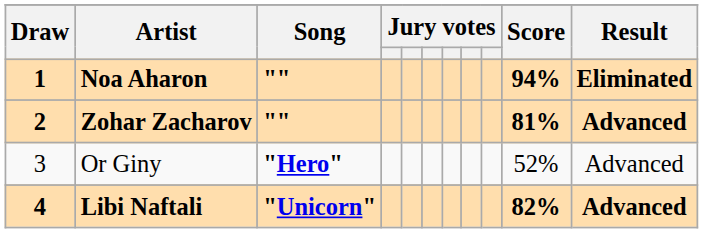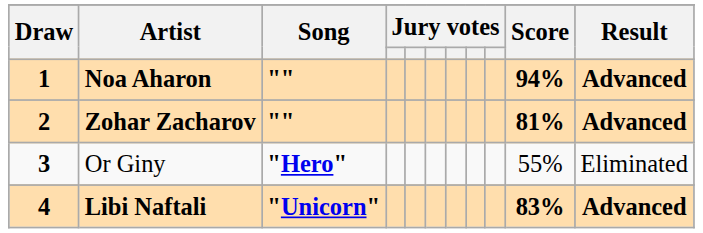(634, 80) Eliminated -> (634, 80) Advanced
(40, 164) normal -> (44, 164) bold
(536, 164) 52% -> (540, 164) 55%
(634, 164) Advanced -> (634, 164) Eliminated
(536, 206) 82% -> (540, 206) 83%
